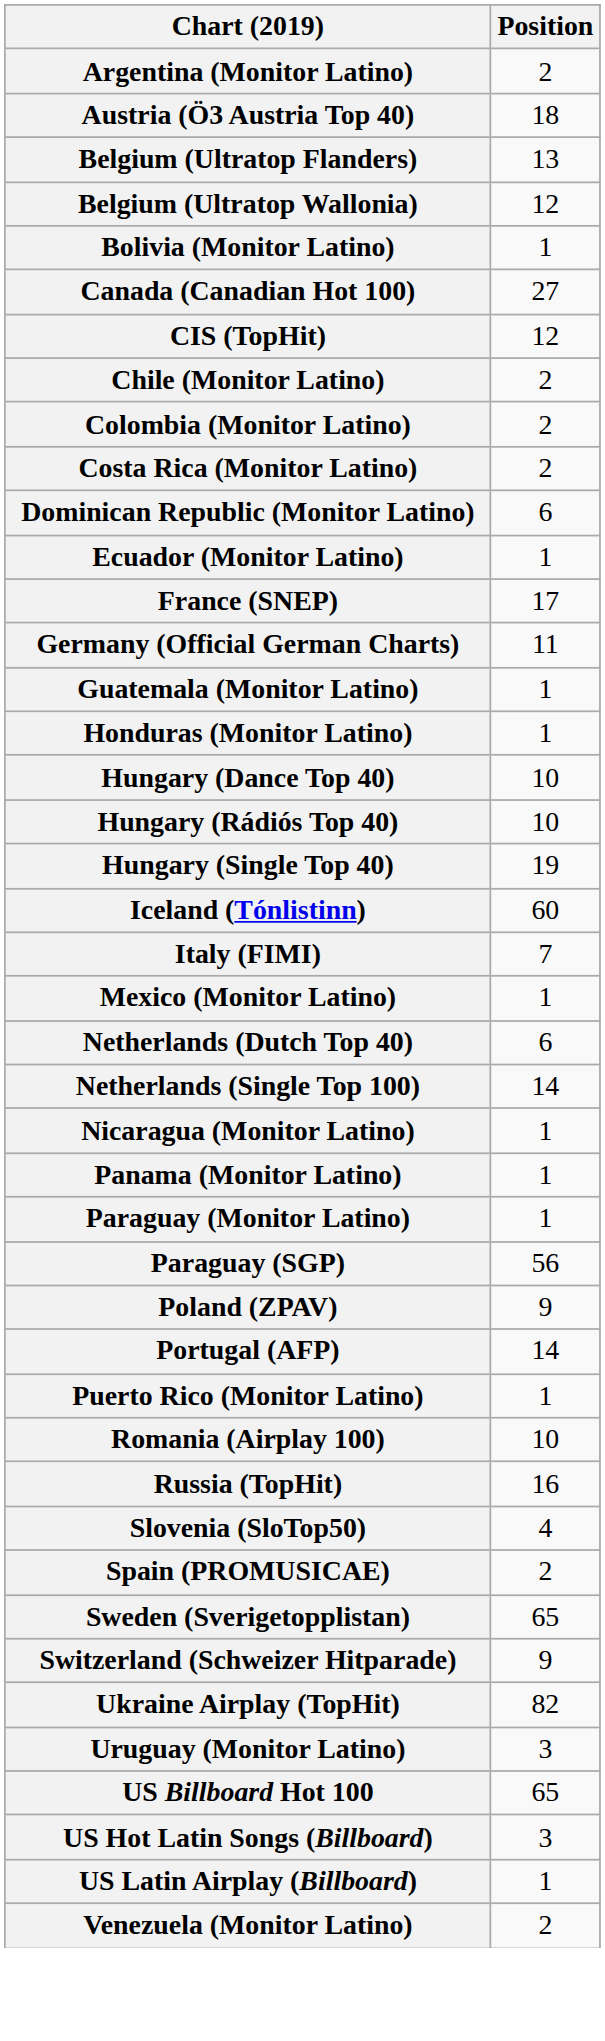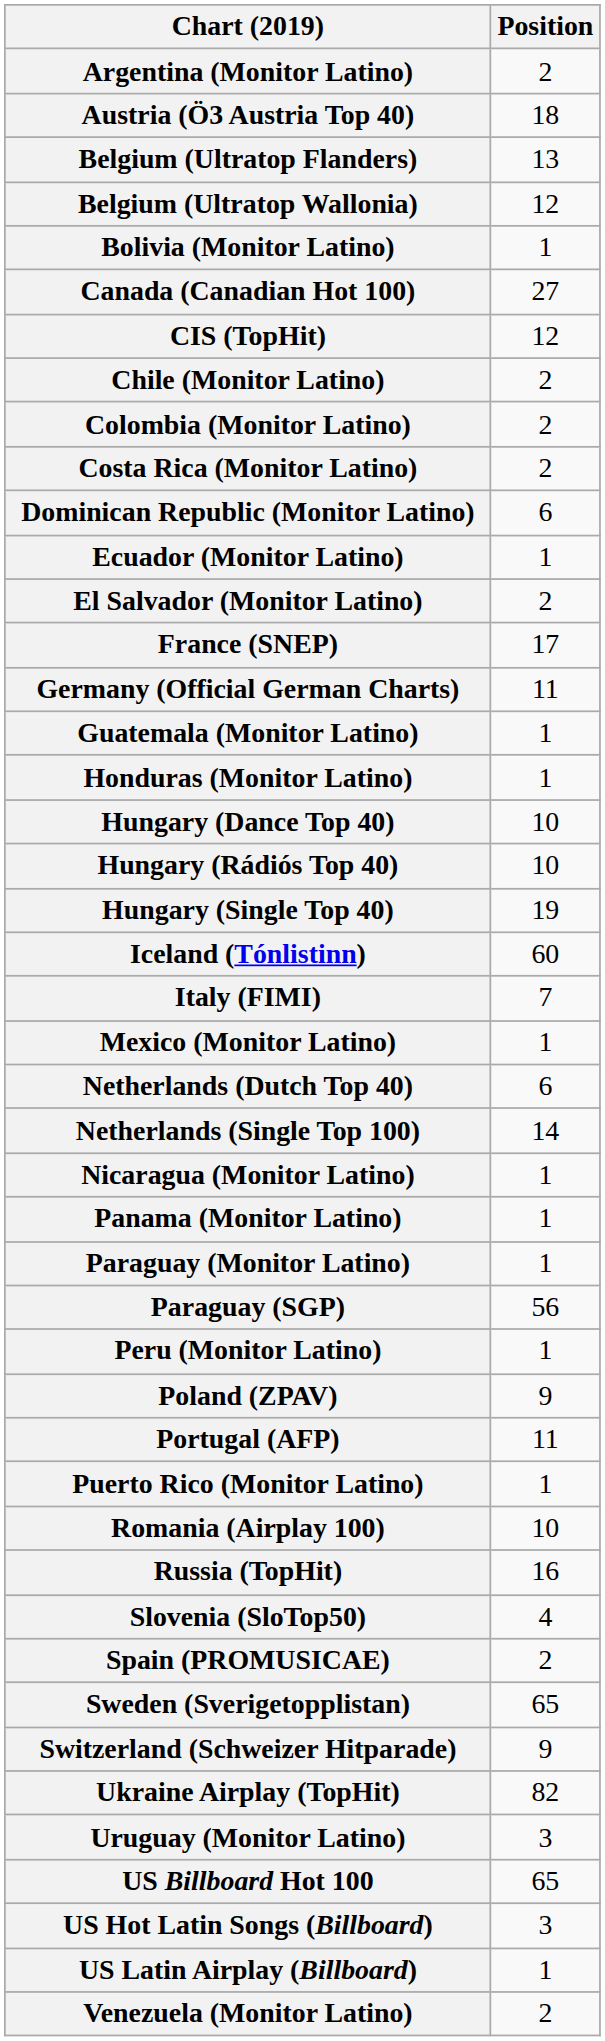+ row: (248, 600)
+ row: (248, 1351)
(545, 1351) 14 -> (545, 1439) 11
